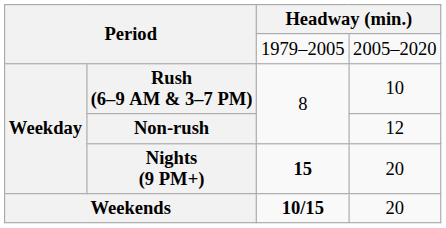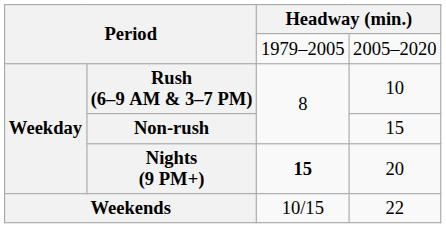(395, 128) 12 -> (395, 128) 15
(303, 208) bold -> (303, 208) normal
(395, 208) 20 -> (395, 208) 22
